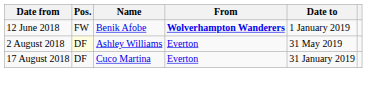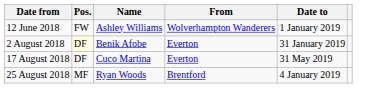(121, 28) Benik Afobe -> (129, 28) Ashley Williams
(226, 28) bold -> (221, 28) normal
(129, 43) Ashley Williams -> (121, 43) Benik Afobe
(316, 43) 31 May 2019 -> (312, 43) 31 January 2019
(322, 59) 31 January 2019 -> (306, 59) 31 May 2019
+ row: (38, 75)
